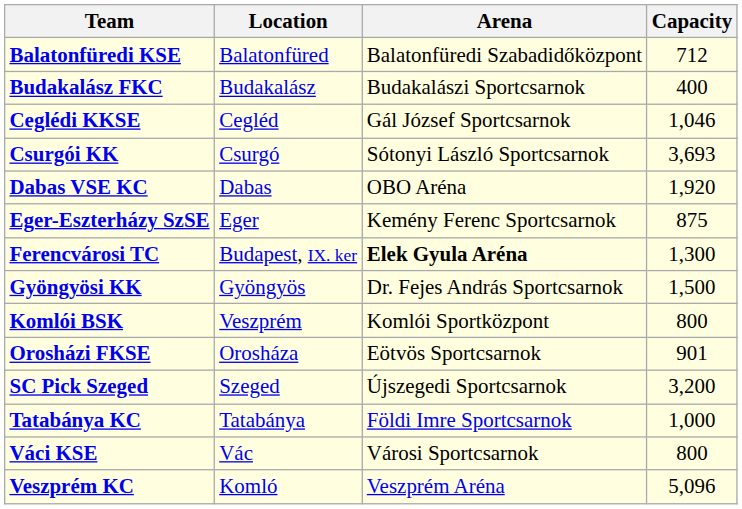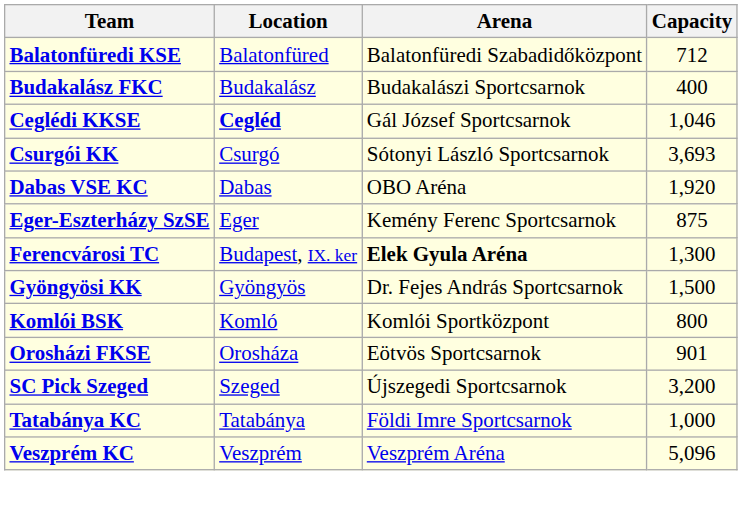(249, 120) normal -> (250, 120) bold
(261, 320) Veszprém -> (248, 320) Komló
- row: (53, 453)
(248, 486) Komló -> (261, 453) Veszprém
